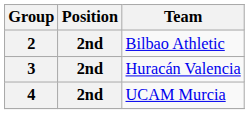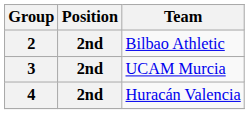(183, 69) Huracán Valencia -> (176, 69) UCAM Murcia
(176, 95) UCAM Murcia -> (183, 95) Huracán Valencia
